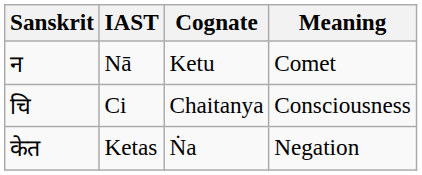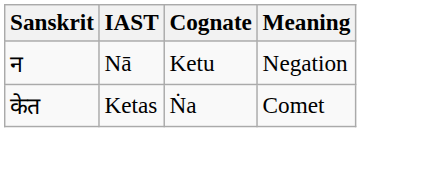(305, 62) Comet -> (305, 62) Negation
- row: (116, 105)
(317, 147) Negation -> (294, 105) Comet
